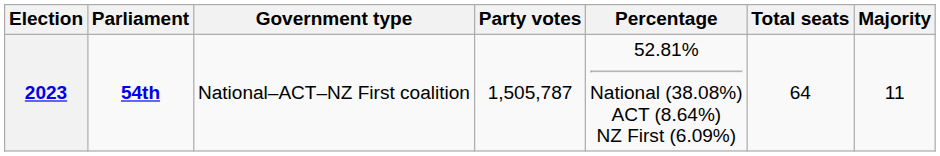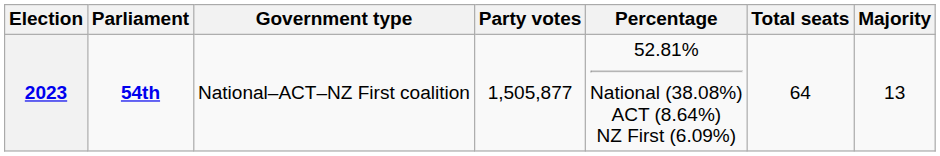(530, 92) 1,505,787 -> (530, 92) 1,505,877
(895, 92) 11 -> (895, 92) 13
